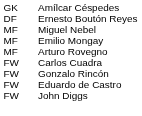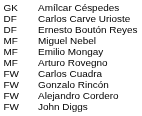+ row: (84, 19)
- row: (80, 85)
+ row: (78, 96)
